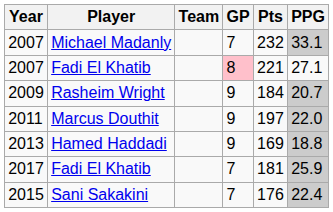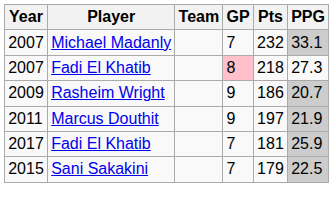(270, 67) 221 -> (270, 67) 218
(307, 67) 27.1 -> (307, 67) 27.3
(270, 93) 184 -> (270, 93) 186
(307, 118) 22.0 -> (307, 118) 21.9
- row: (26, 144)
(270, 194) 176 -> (270, 169) 179
(307, 194) 22.4 -> (307, 169) 22.5
